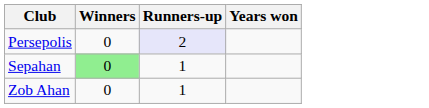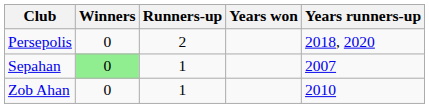+ column: (363, 16)
(182, 41) lavender background -> (182, 41) no background
